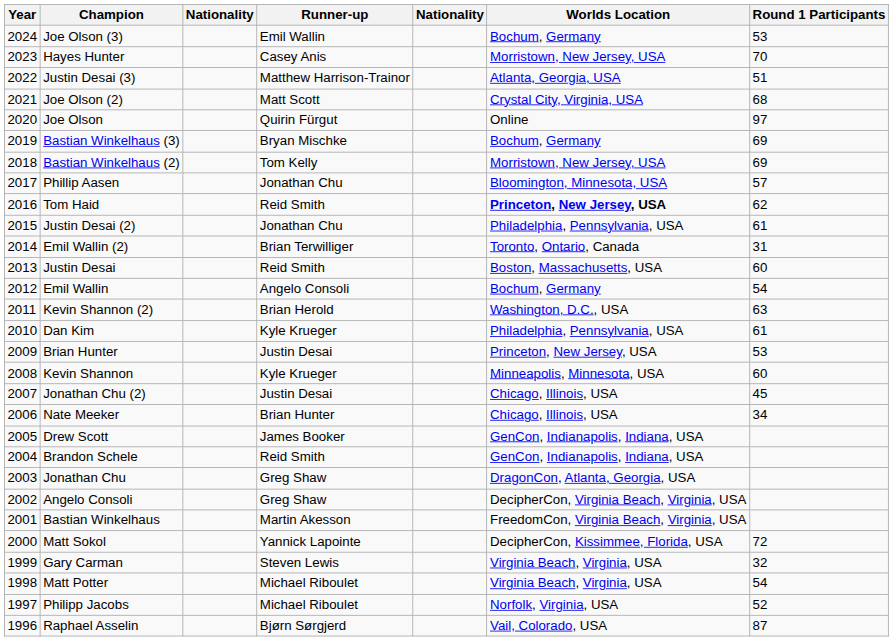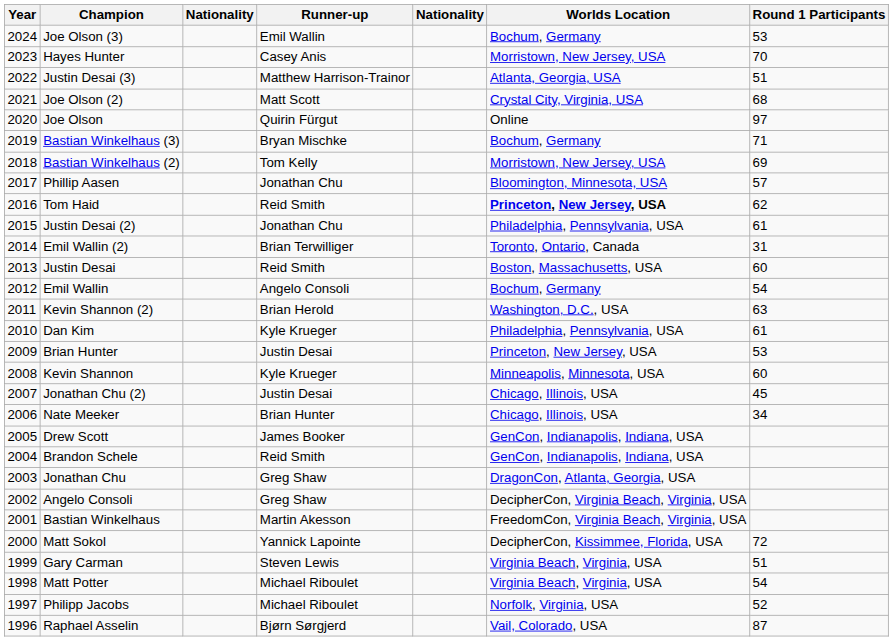(760, 141) 69 -> (760, 141) 71
(760, 562) 32 -> (760, 562) 51
